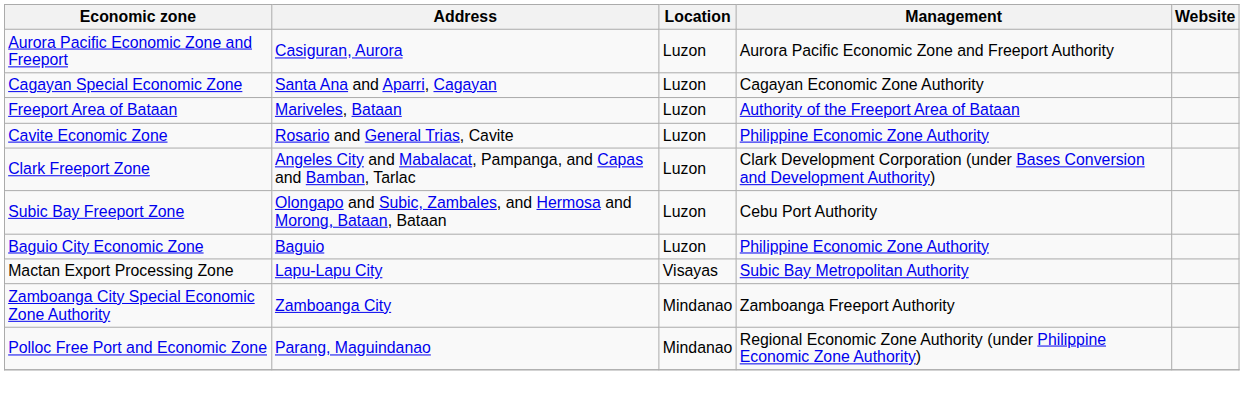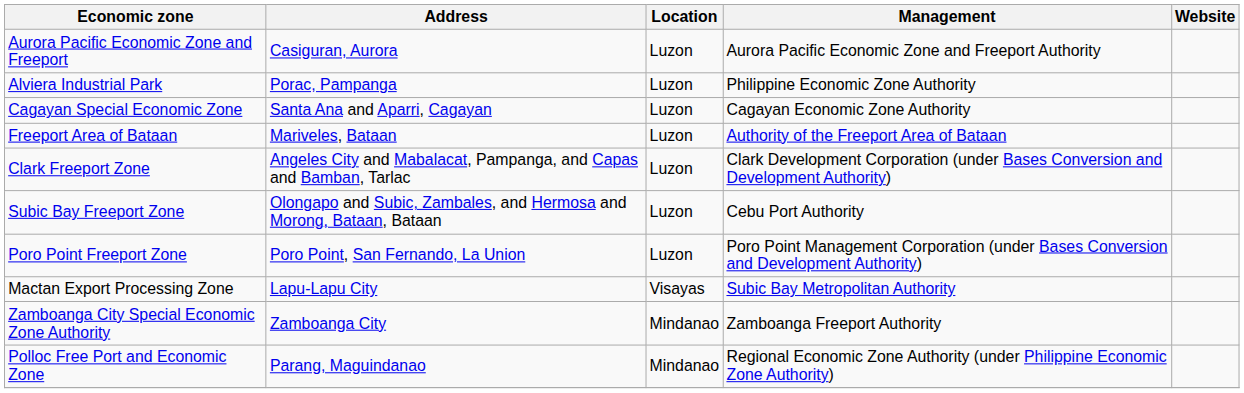+ row: (85, 85)
- row: (88, 135)
+ row: (98, 255)
- row: (106, 246)
